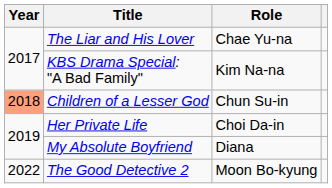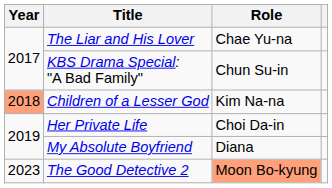(250, 70) Kim Na-na -> (252, 70) Chun Su-in
(252, 101) Chun Su-in -> (250, 101) Kim Na-na
(24, 170) 2022 -> (24, 170) 2023
(266, 170) no background -> (266, 170) lightsalmon background
